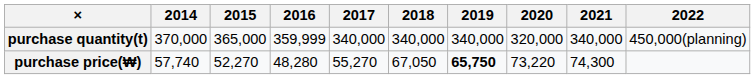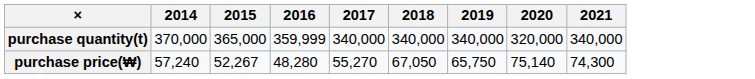- column: (688, 16)
(177, 62) 57,740 -> (177, 62) 57,240
(236, 62) 52,270 -> (236, 62) 52,267
(473, 62) bold -> (473, 62) normal
(533, 62) 73,220 -> (533, 62) 75,140
